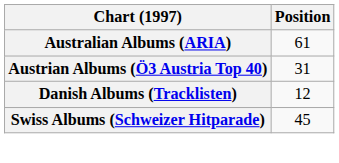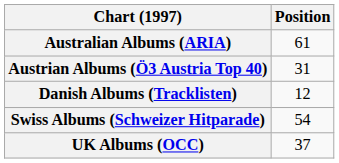(303, 119) 45 -> (303, 119) 54
+ row: (138, 145)
